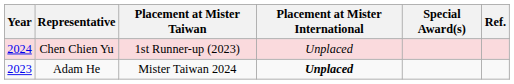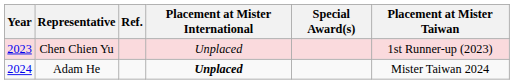columns swapped: (187, 21) <-> (495, 21)
(20, 48) 2024 -> (20, 48) 2023
(20, 68) 2023 -> (20, 68) 2024
